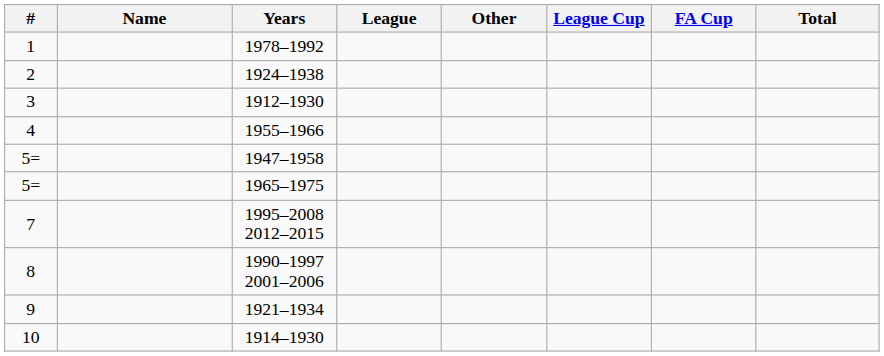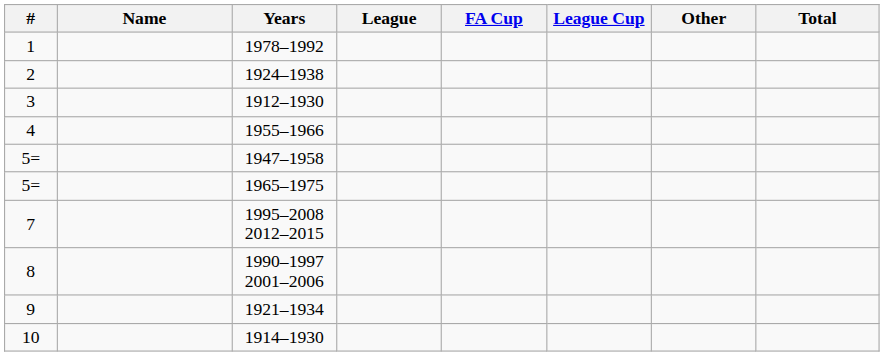columns swapped: (704, 18) <-> (494, 18)
